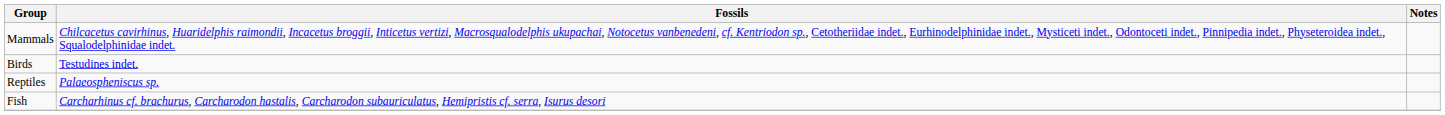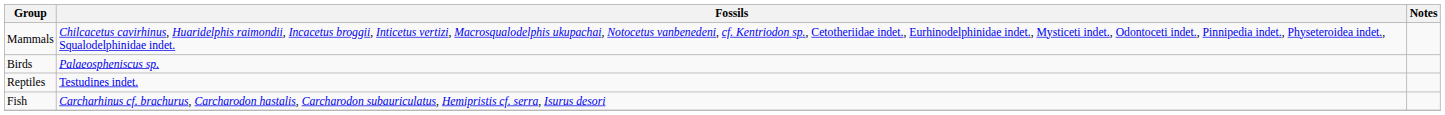(99, 63) Testudines indet. -> (109, 63) Palaeospheniscus sp.
(109, 82) Palaeospheniscus sp. -> (99, 82) Testudines indet.
